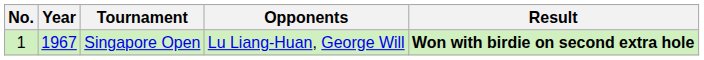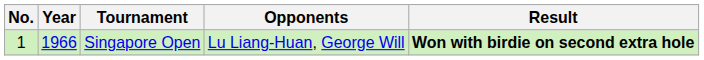(59, 43) 1967 -> (59, 43) 1966
